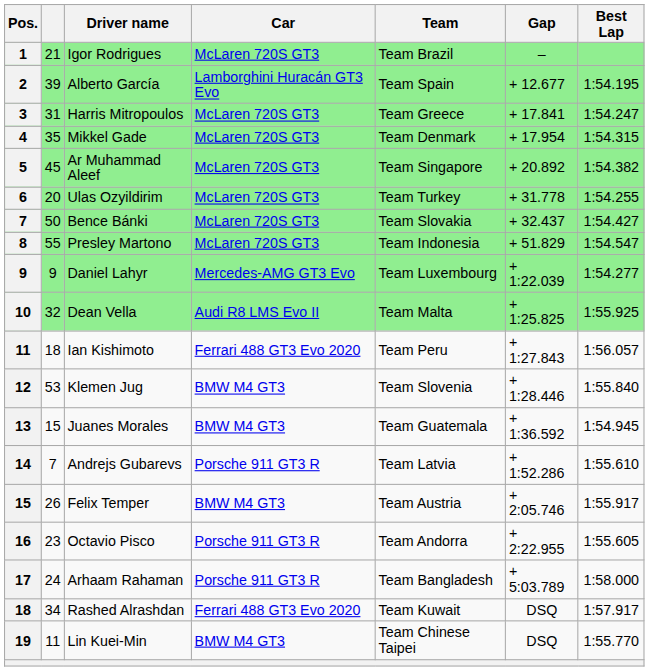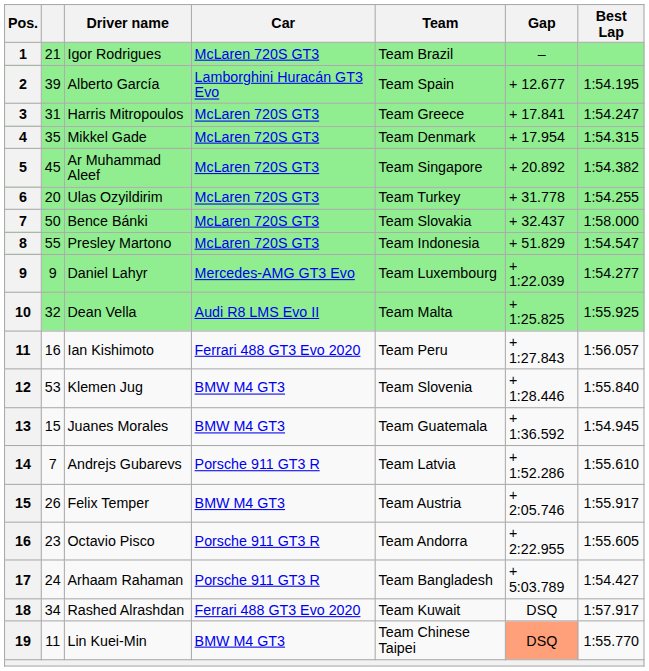(611, 220) 1:54.427 -> (611, 220) 1:58.000
(53, 350) 18 -> (53, 350) 16
(611, 579) 1:58.000 -> (611, 579) 1:54.427
(542, 640) no background -> (542, 640) lightsalmon background
